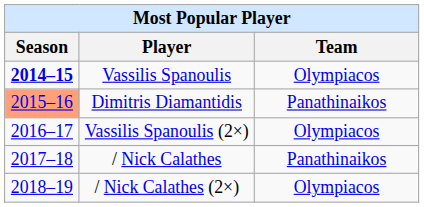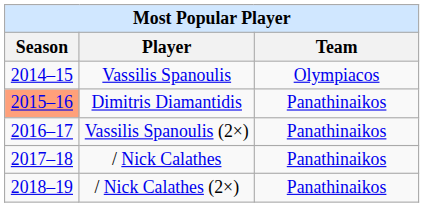(42, 74) bold -> (42, 74) normal
(337, 131) Olympiacos -> (337, 131) Panathinaikos
(337, 187) Olympiacos -> (337, 187) Panathinaikos
